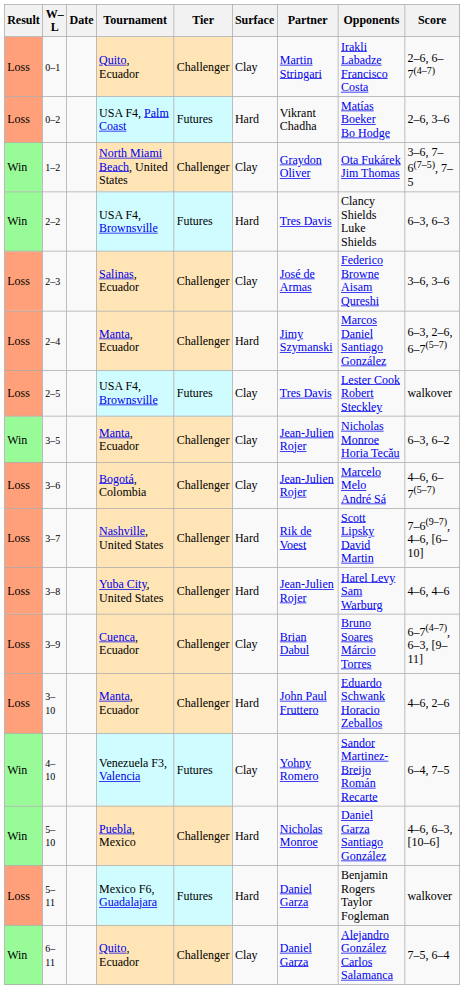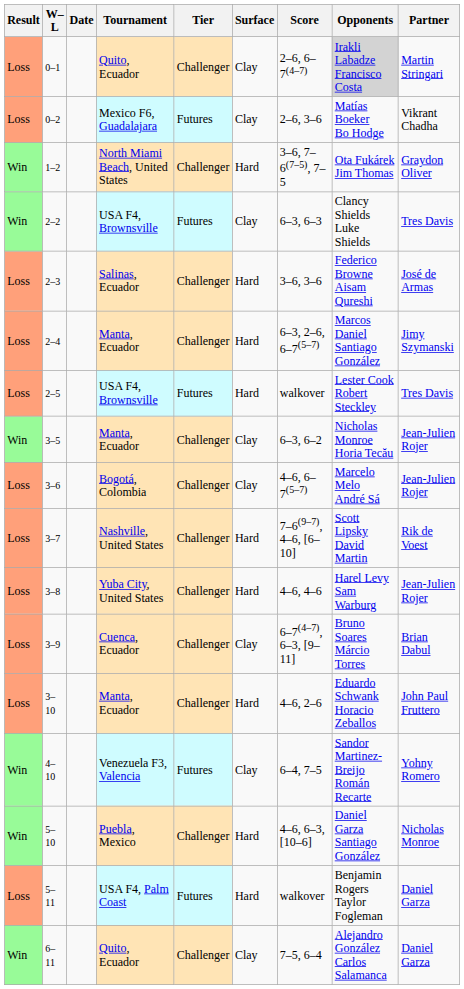columns swapped: (308, 20) <-> (432, 20)
(364, 66) no background -> (358, 66) lightgrey background
(134, 119) USA F4, Palm Coast -> (128, 119) Mexico F6, Guadalajara
(247, 119) Hard -> (246, 119) Clay
(246, 167) Clay -> (247, 167) Hard
(247, 221) Hard -> (246, 221) Clay
(246, 281) Clay -> (247, 281) Hard
(246, 393) Clay -> (247, 393) Hard
(128, 895) Mexico F6, Guadalajara -> (134, 895) USA F4, Palm Coast
